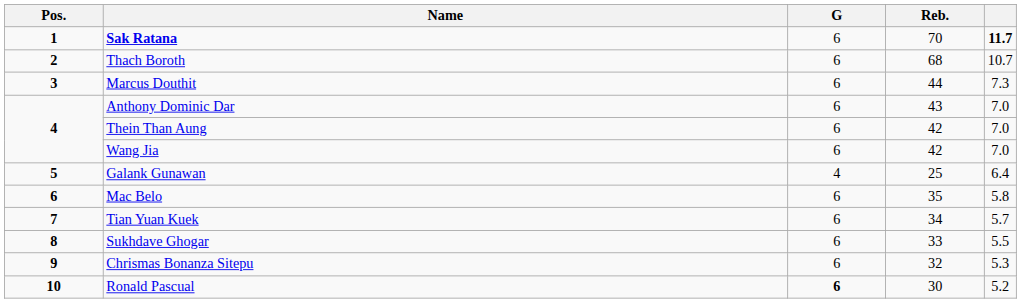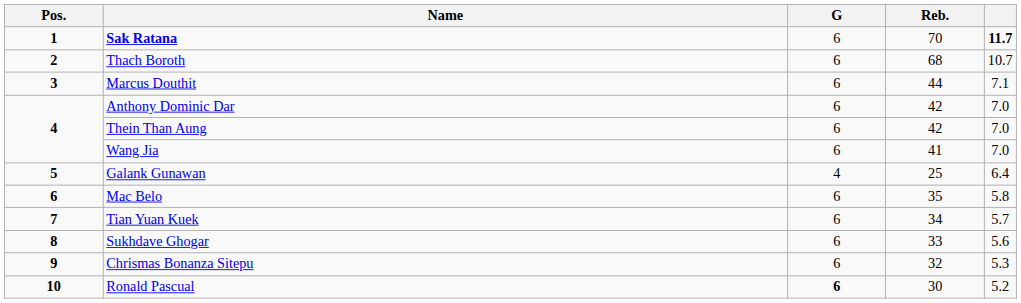(1000, 83) 7.3 -> (1000, 83) 7.1
(935, 106) 43 -> (935, 106) 42
(935, 151) 42 -> (935, 151) 41
(1000, 241) 5.5 -> (1000, 241) 5.6
